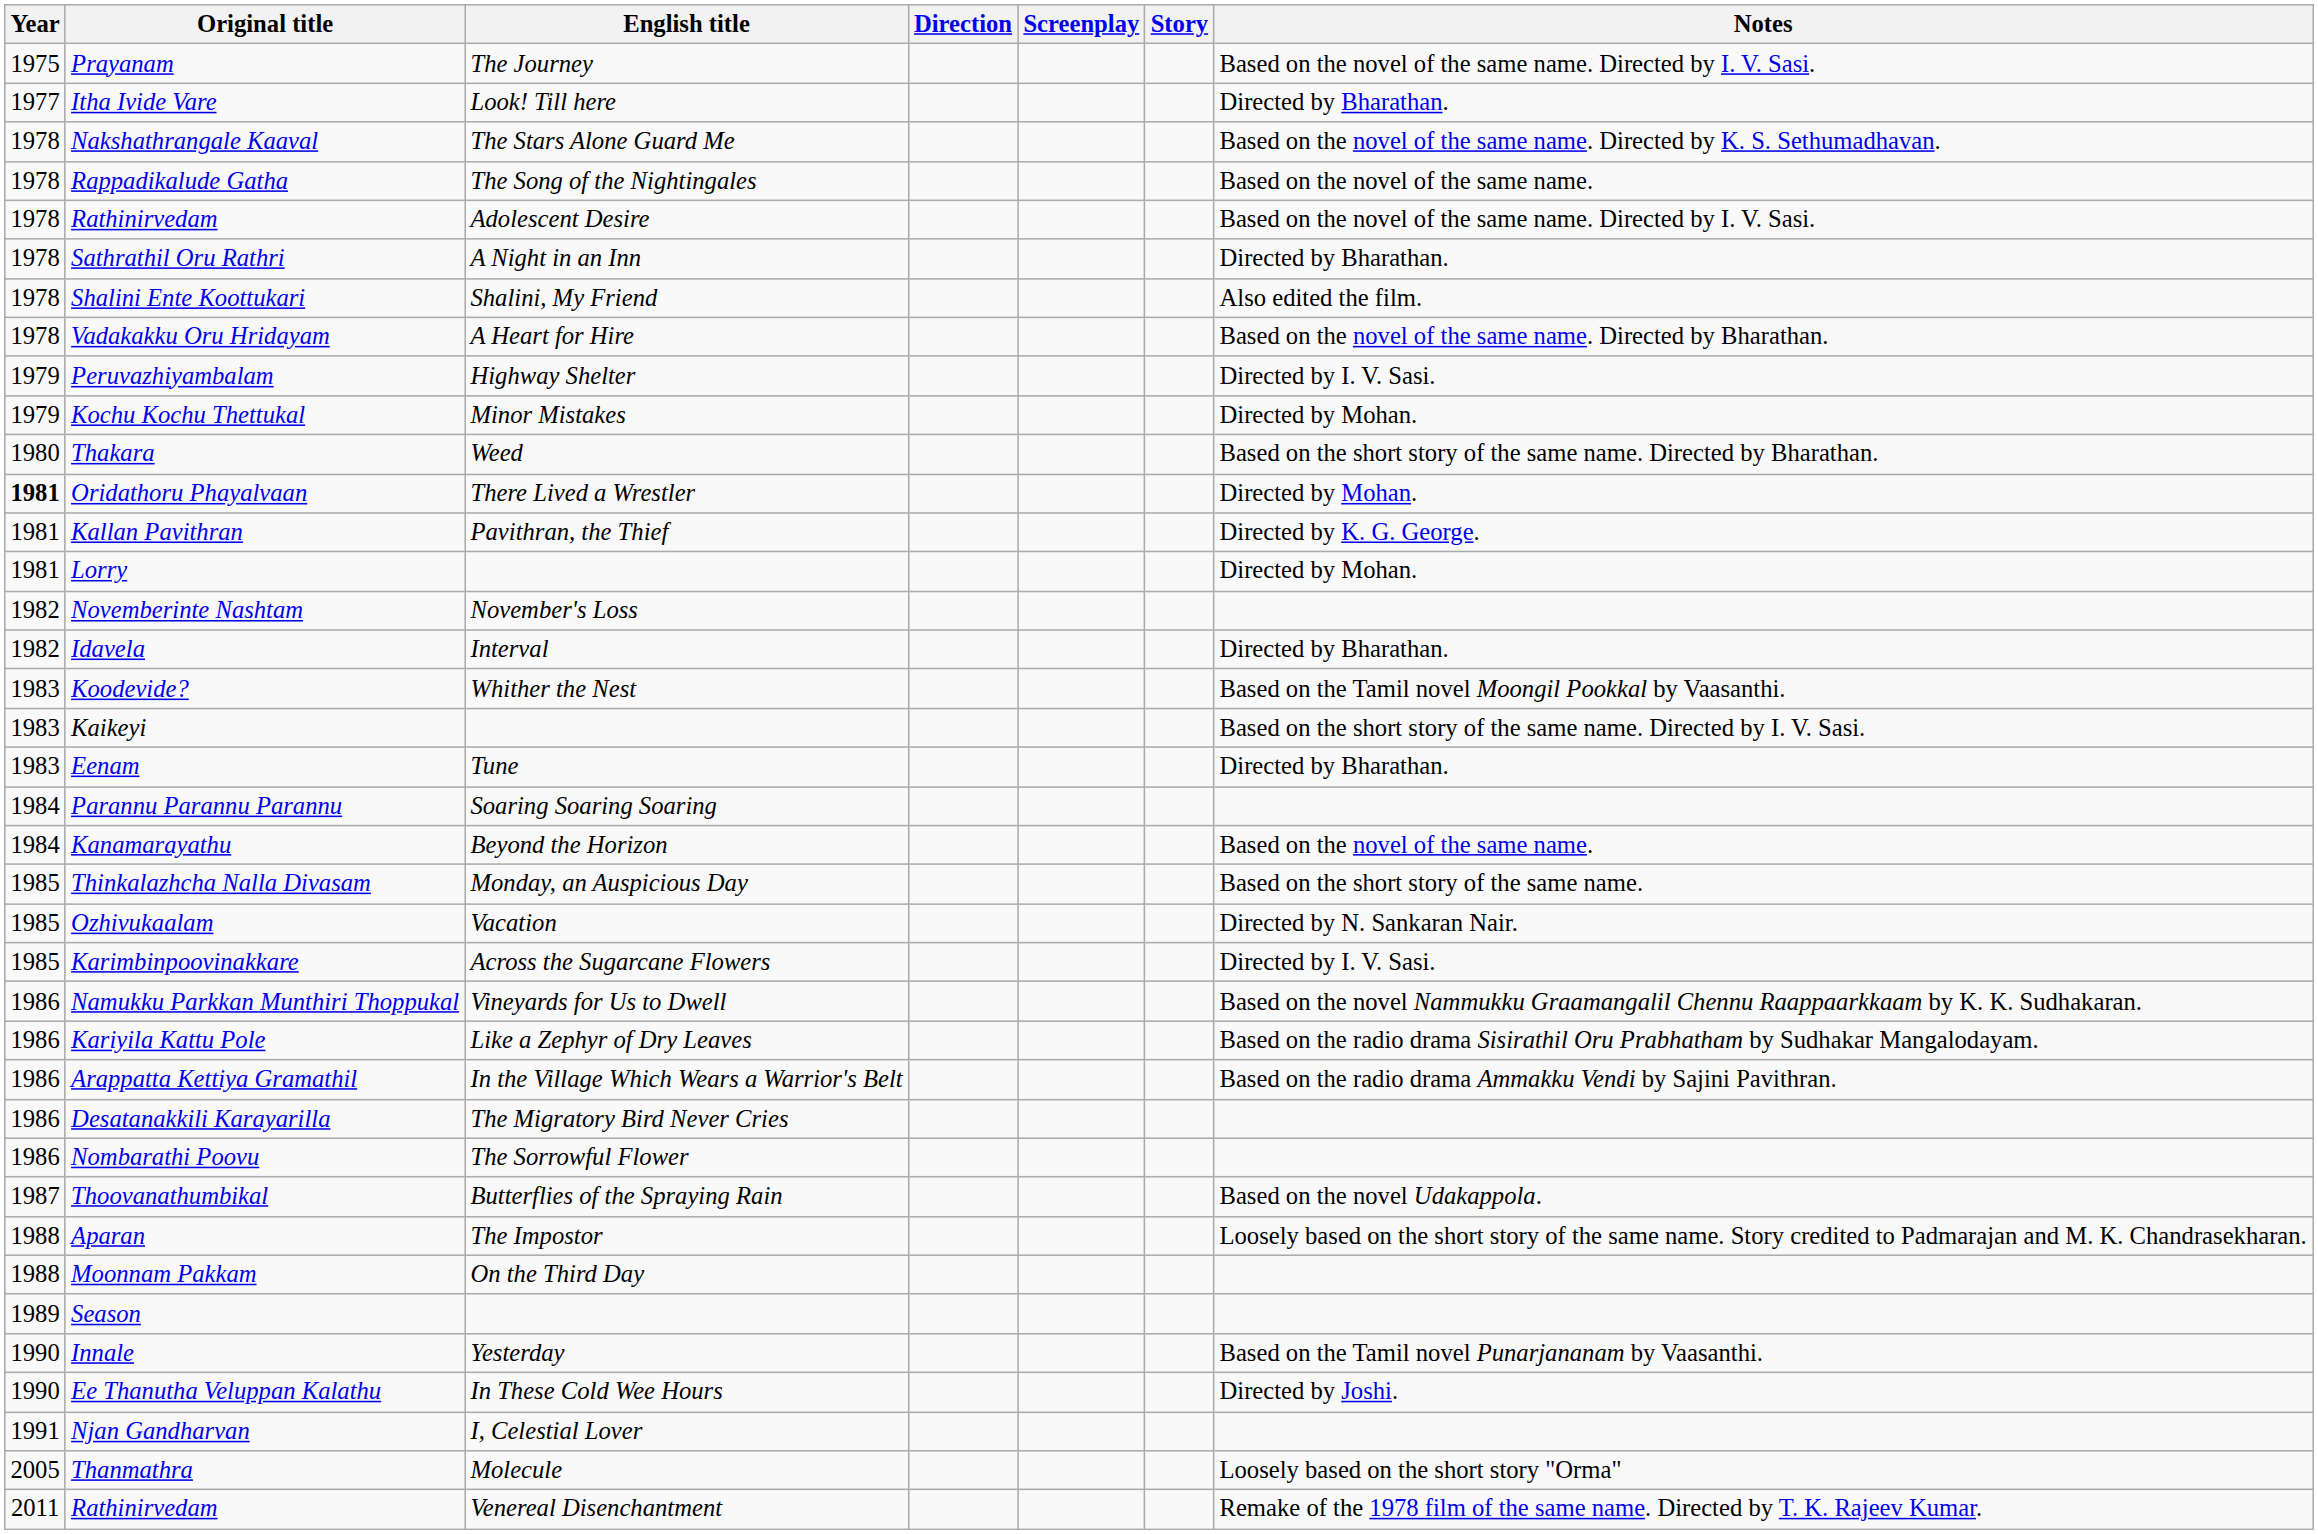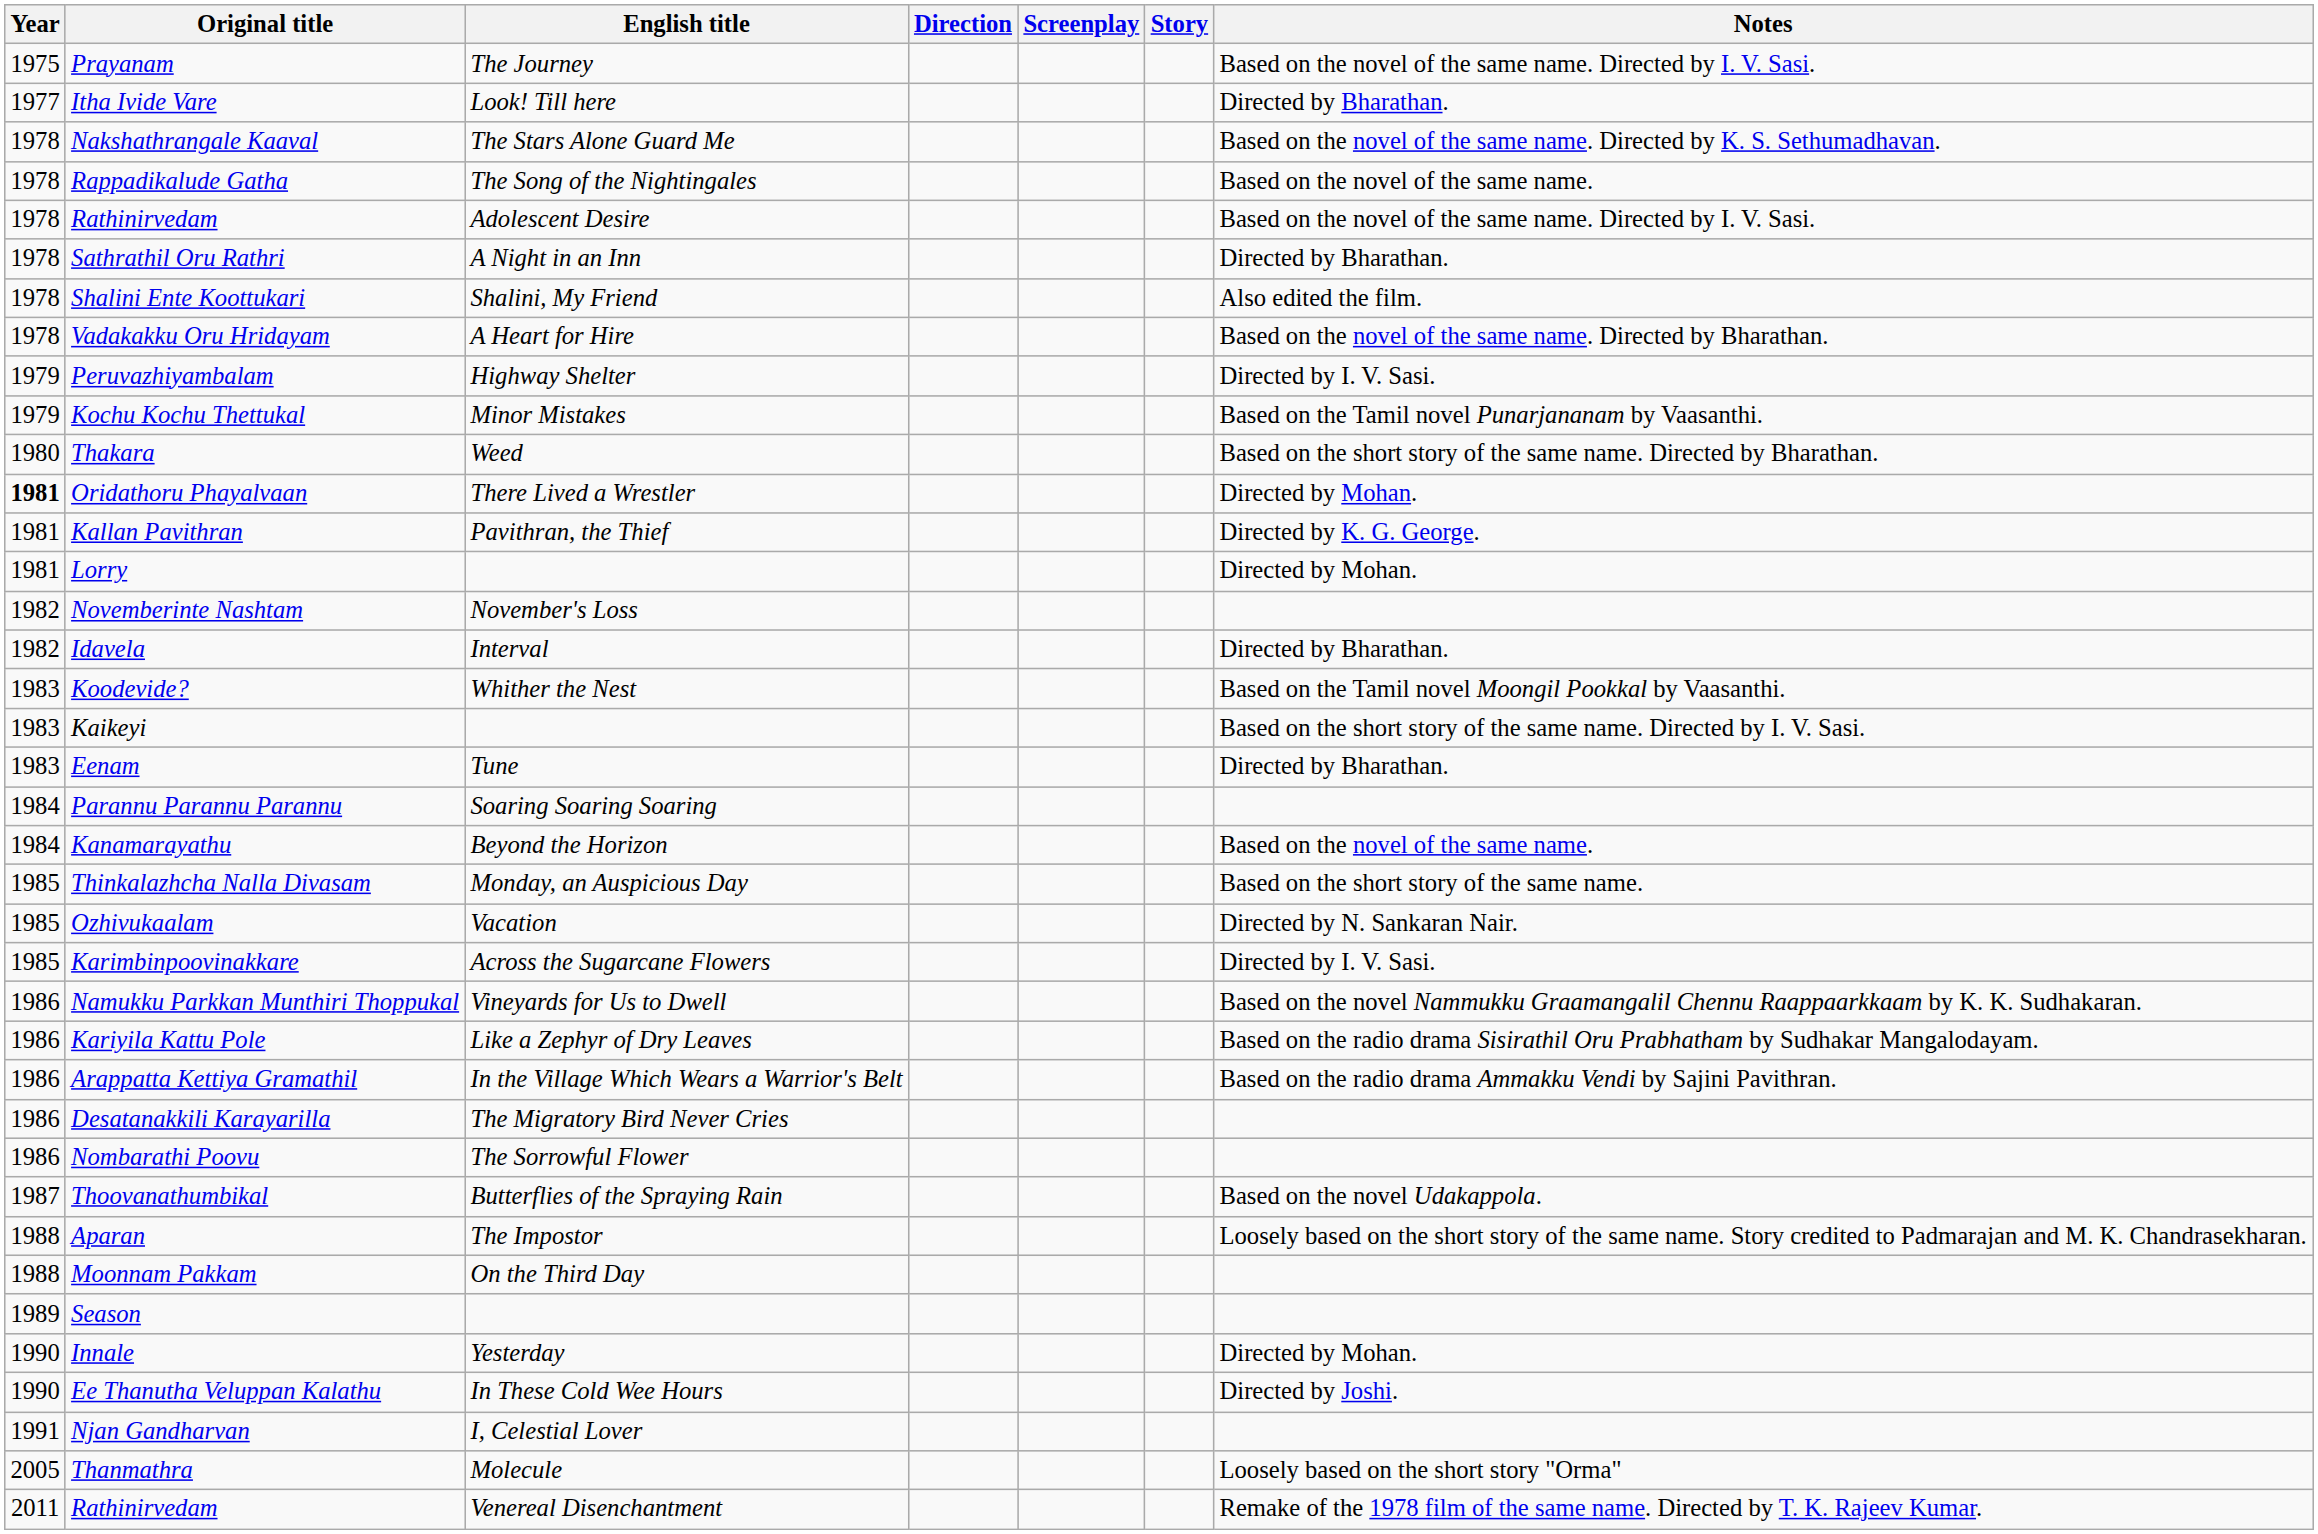(1318, 414) Directed by Mohan. -> (1491, 414) Based on the Tamil novel Punarjananam by Vaasanthi.
(1491, 1352) Based on the Tamil novel Punarjananam by Vaasanthi. -> (1318, 1352) Directed by Mohan.
